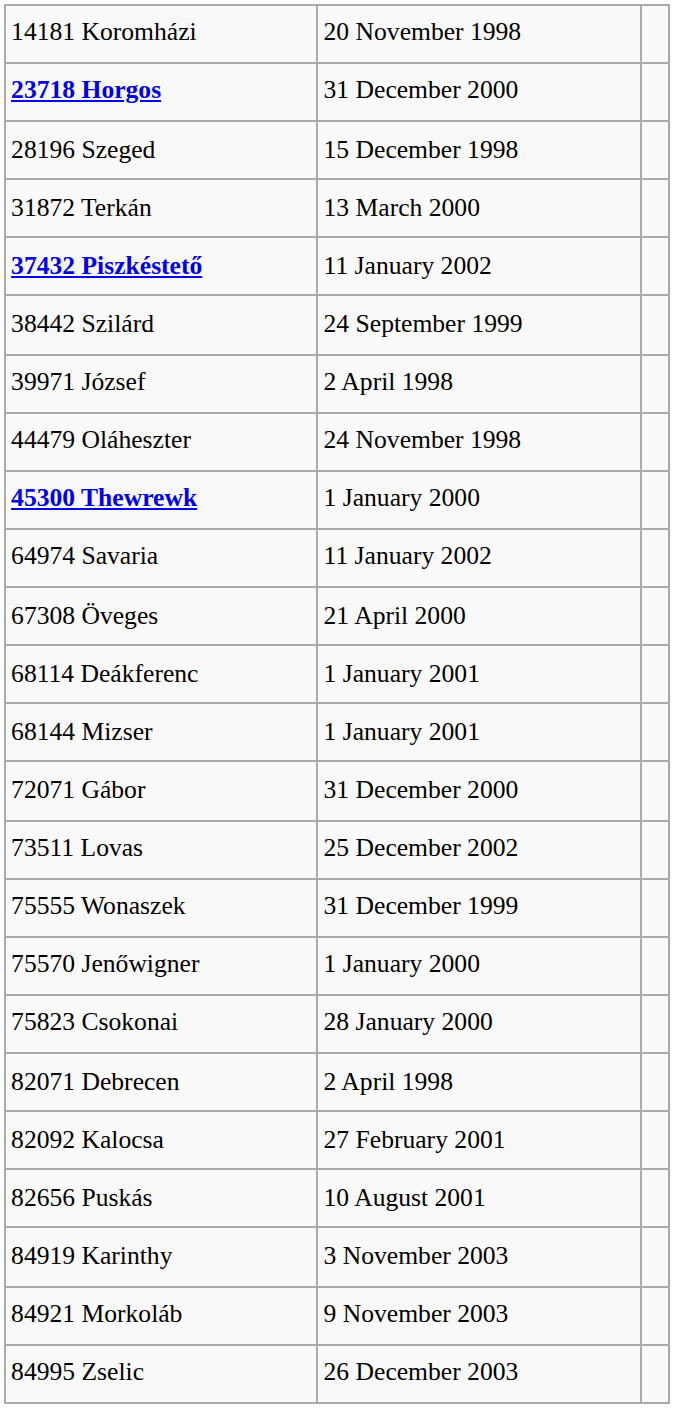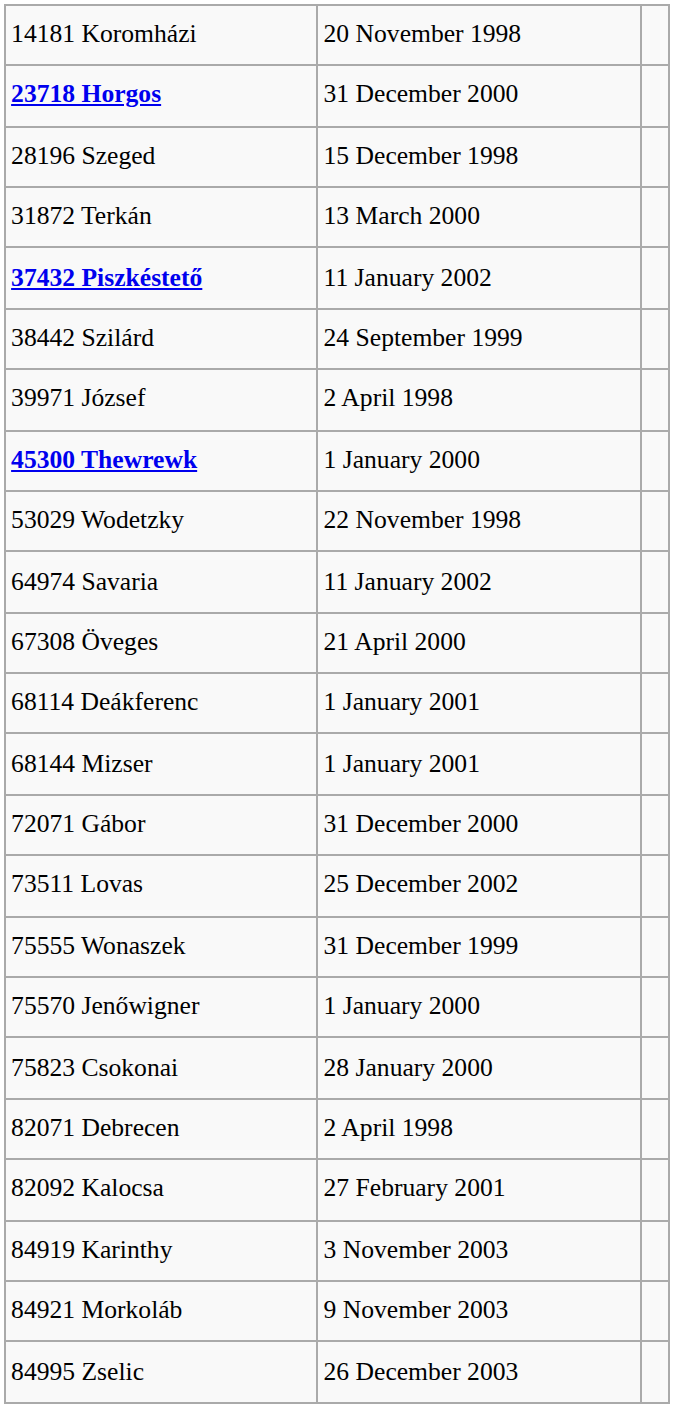- row: (101, 440)
+ row: (98, 520)
- row: (82, 1198)
